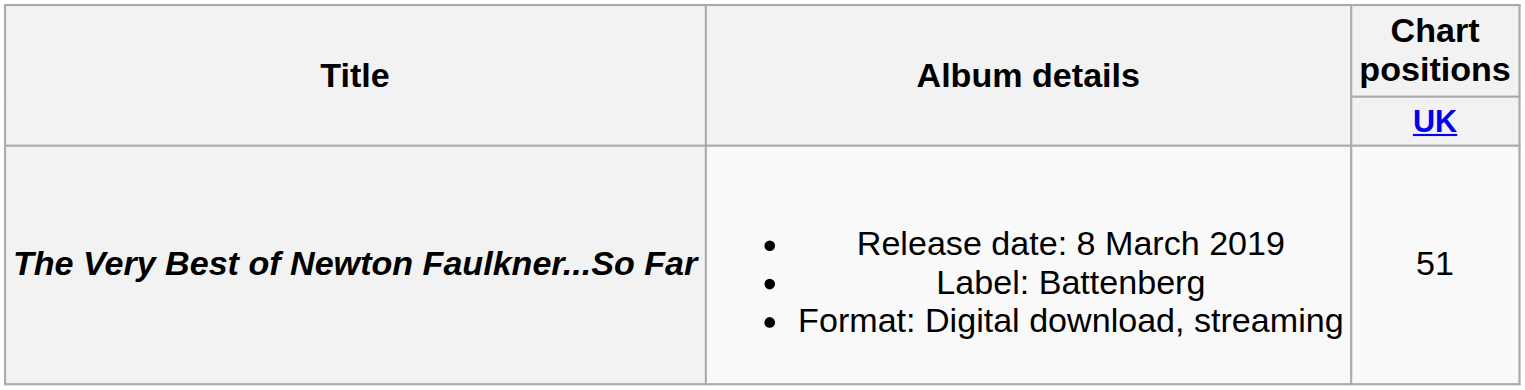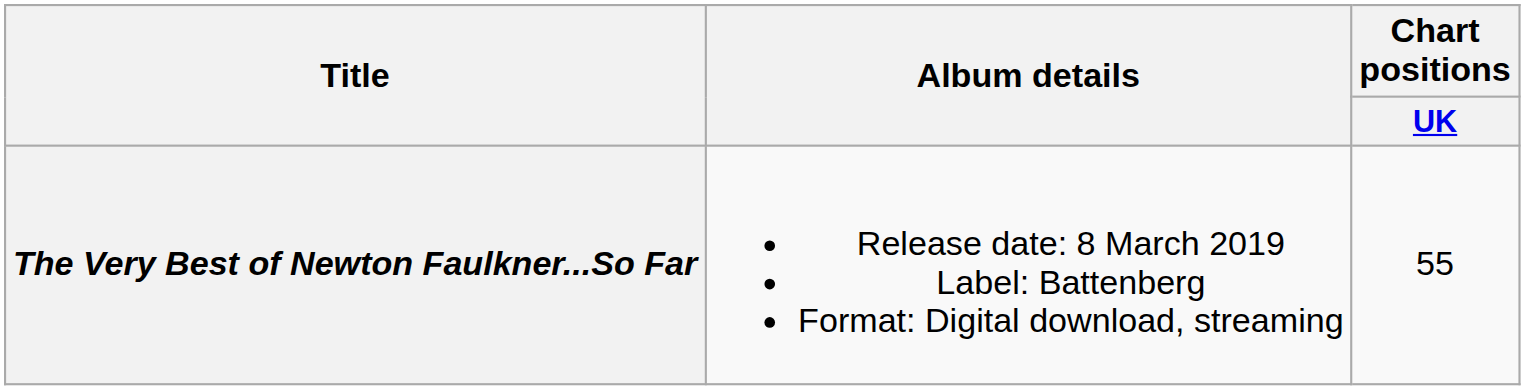(1435, 263) 51 -> (1435, 263) 55
